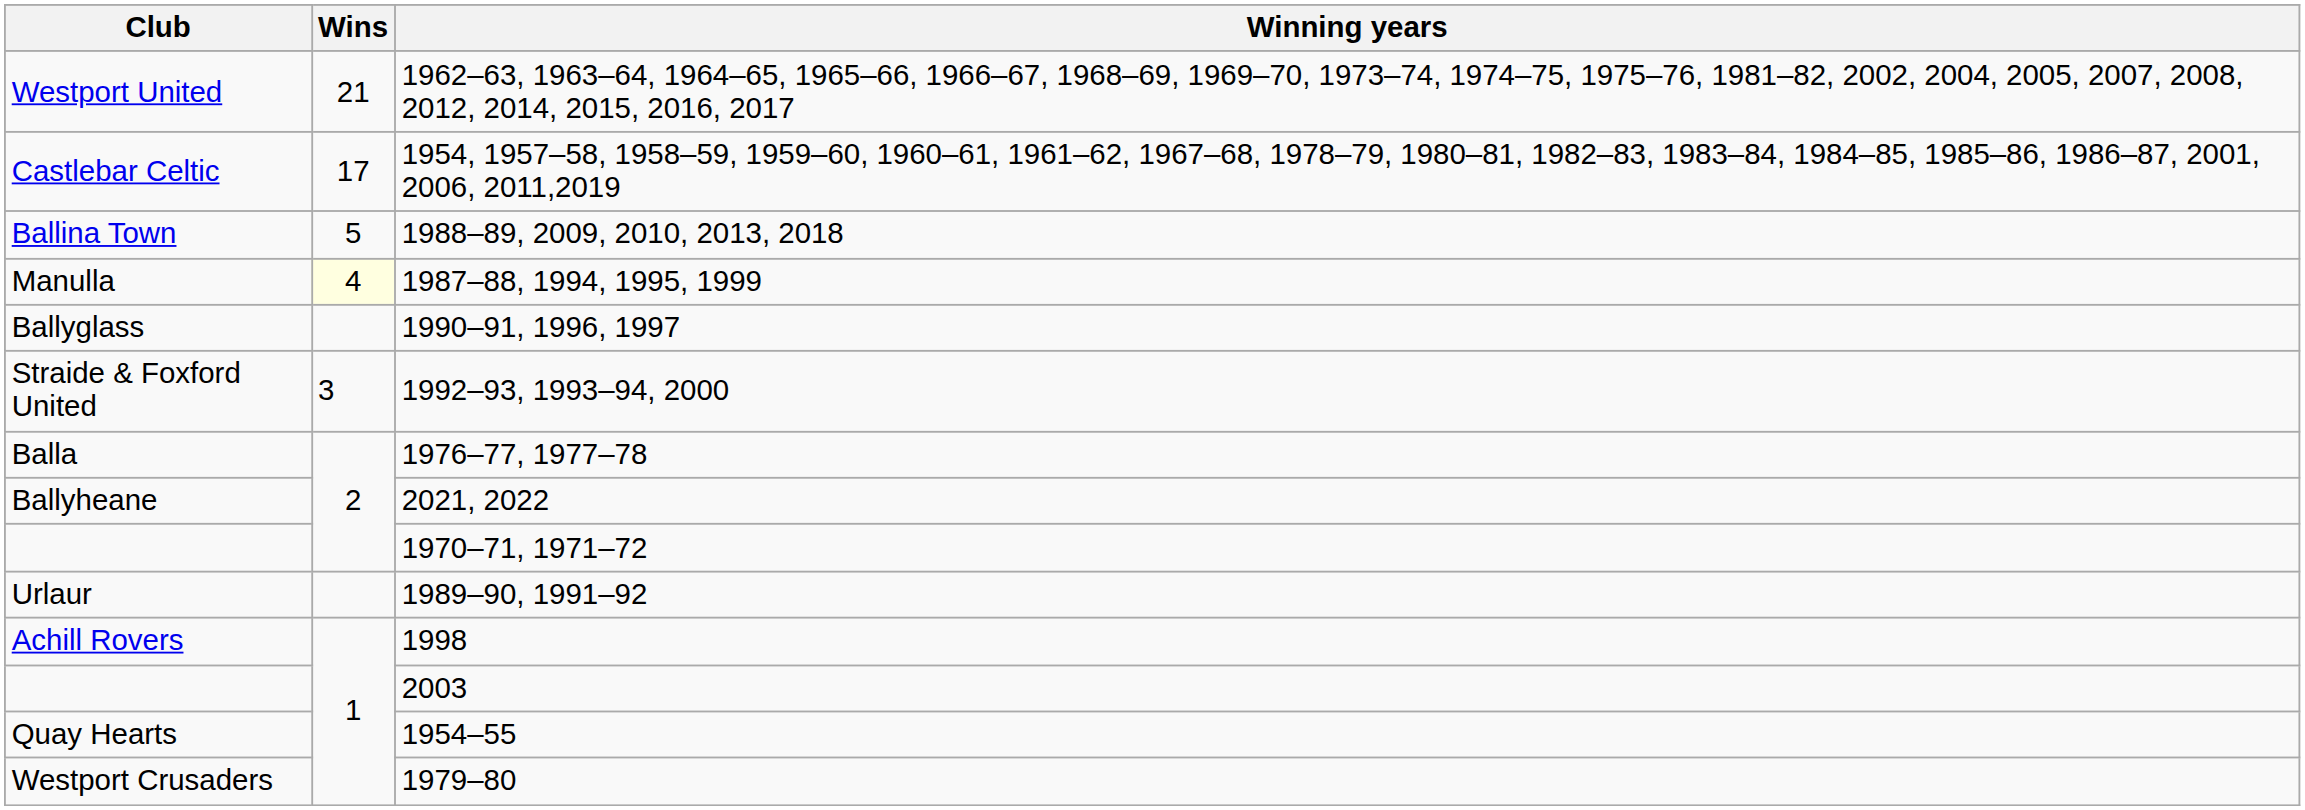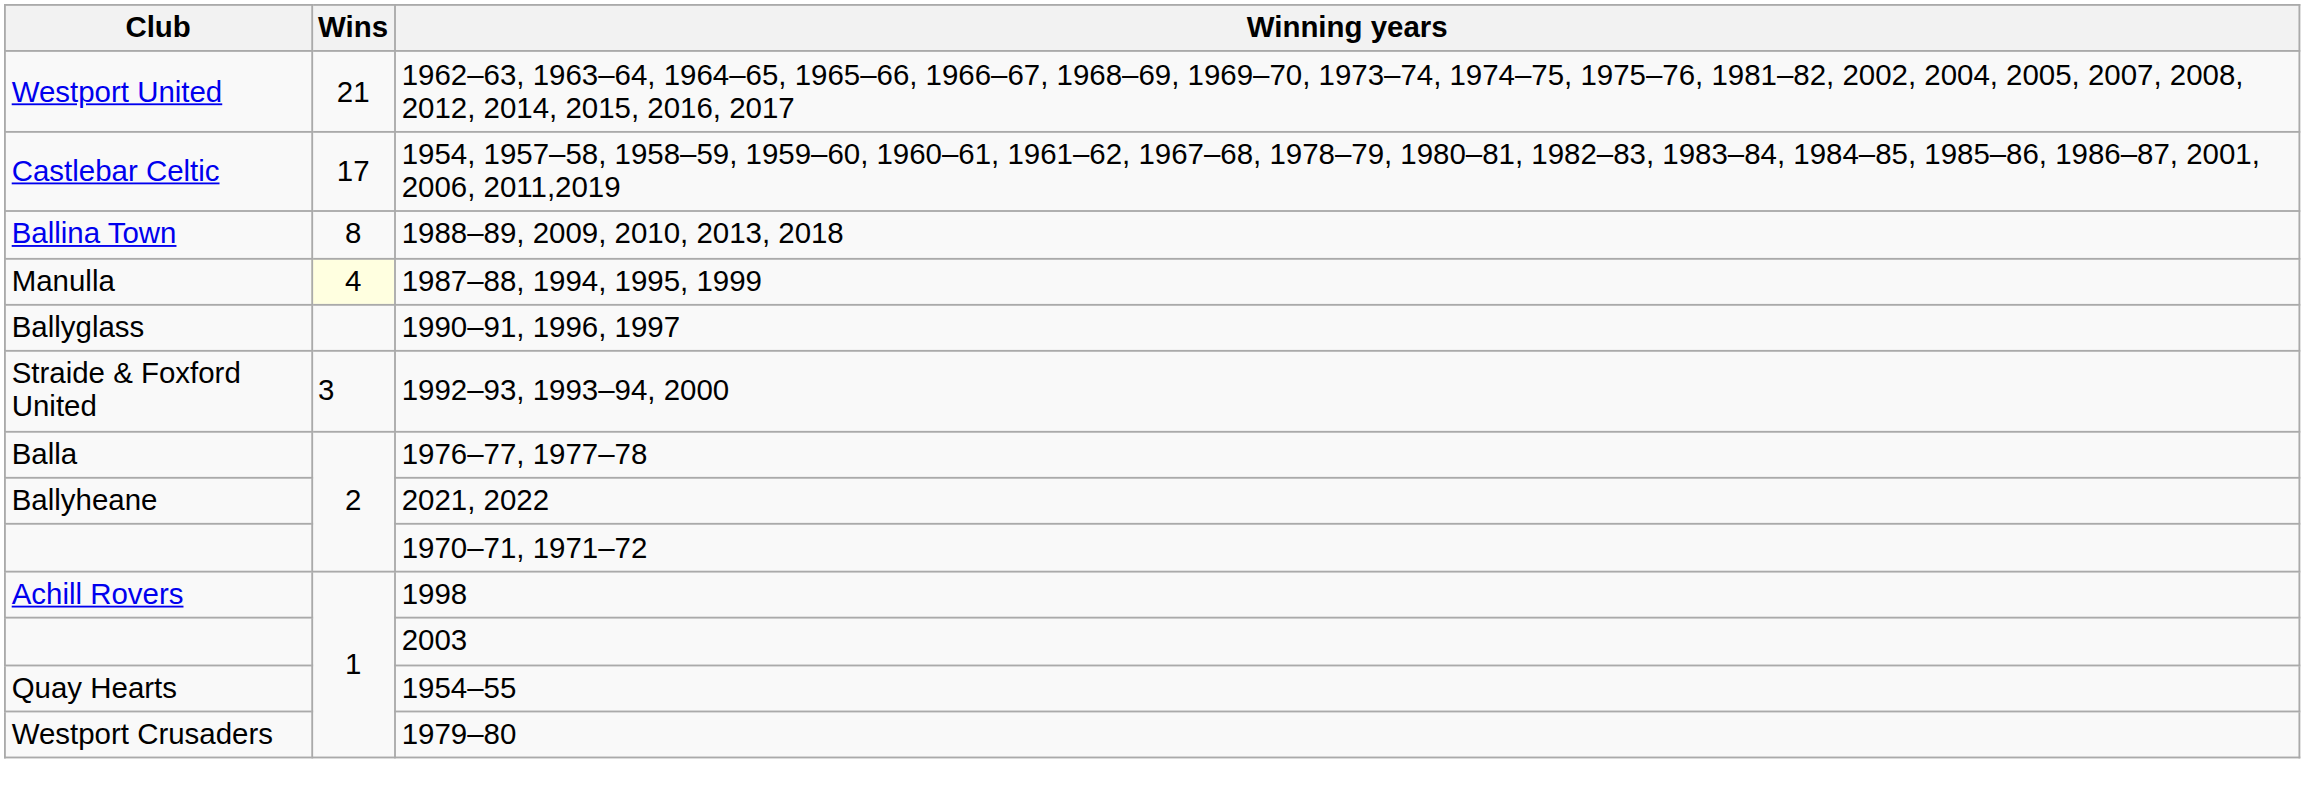(353, 234) 5 -> (353, 234) 8
- row: (52, 594)
